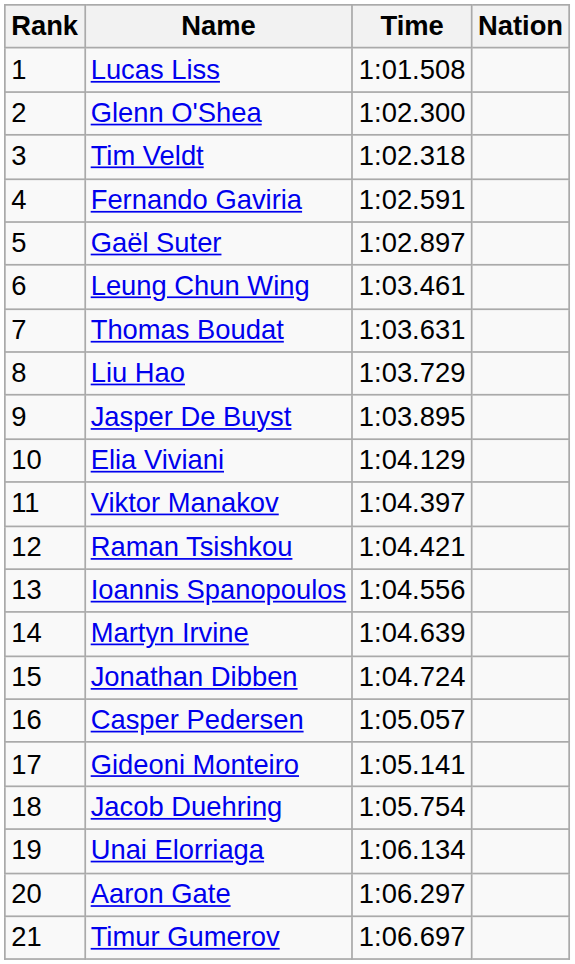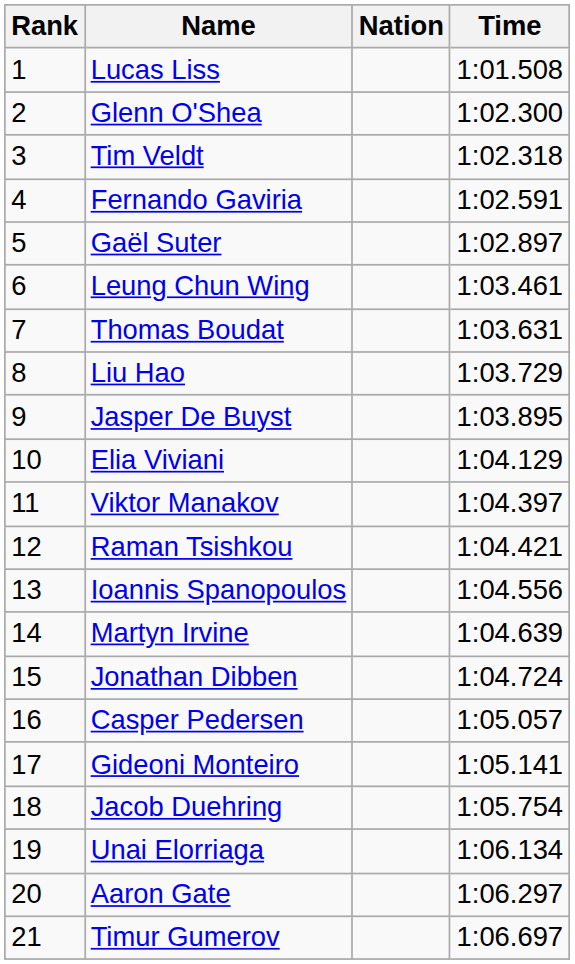columns swapped: (521, 26) <-> (412, 26)
